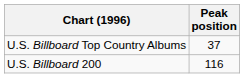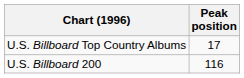(214, 45) 37 -> (214, 45) 17
